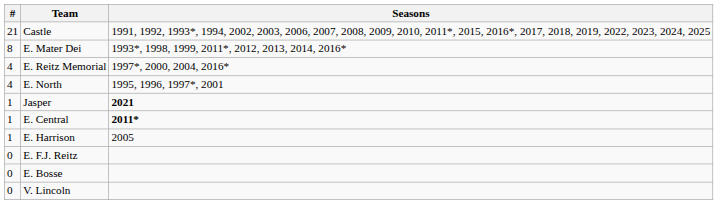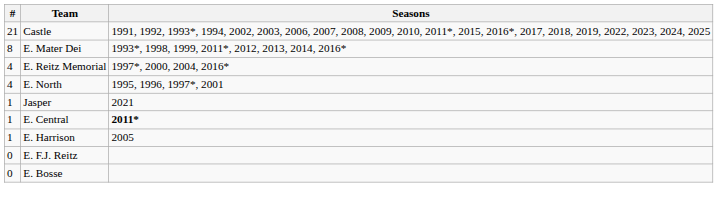(123, 102) bold -> (123, 102) normal
- row: (47, 191)
